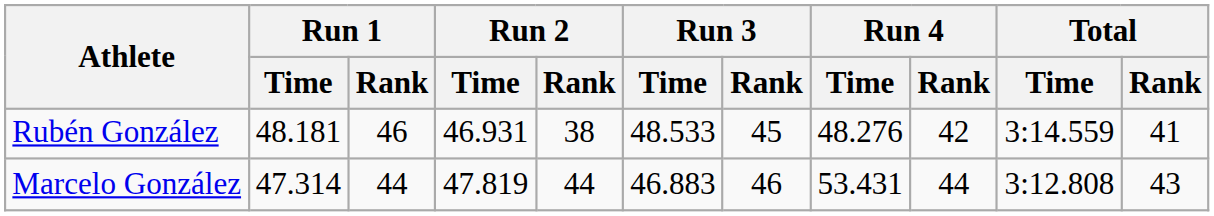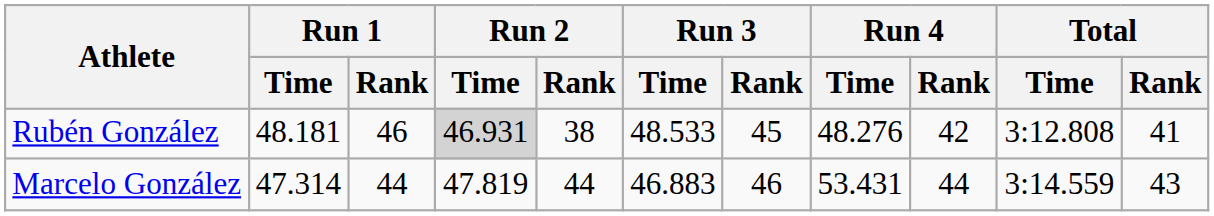(486, 133) no background -> (486, 133) lightgrey background
(1059, 133) 3:14.559 -> (1059, 133) 3:12.808
(1059, 184) 3:12.808 -> (1059, 184) 3:14.559
